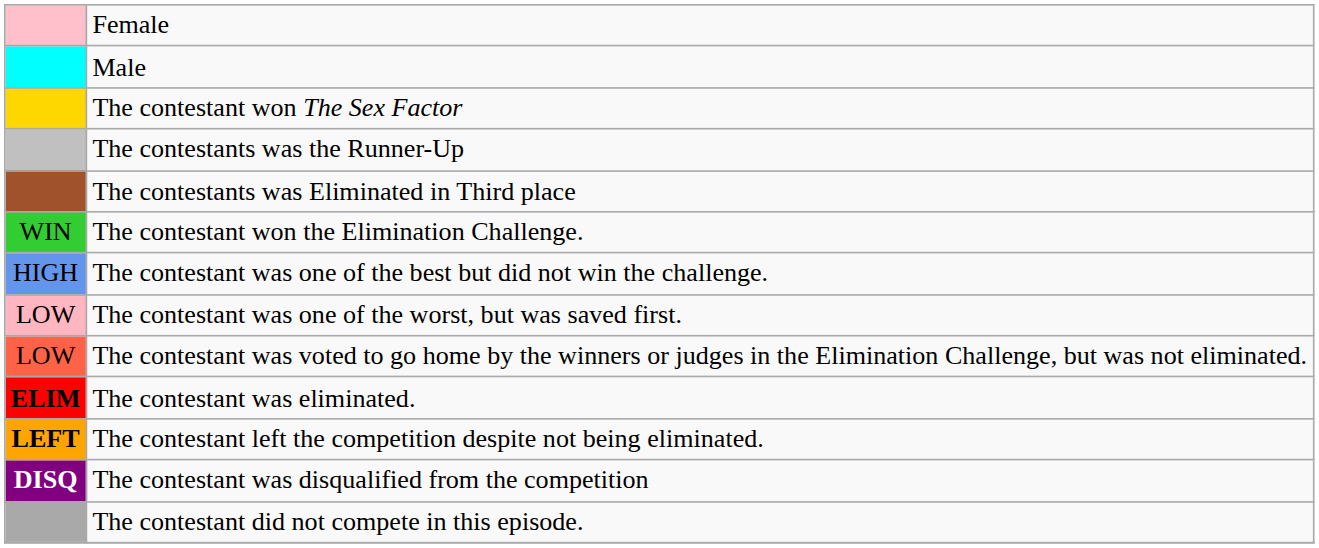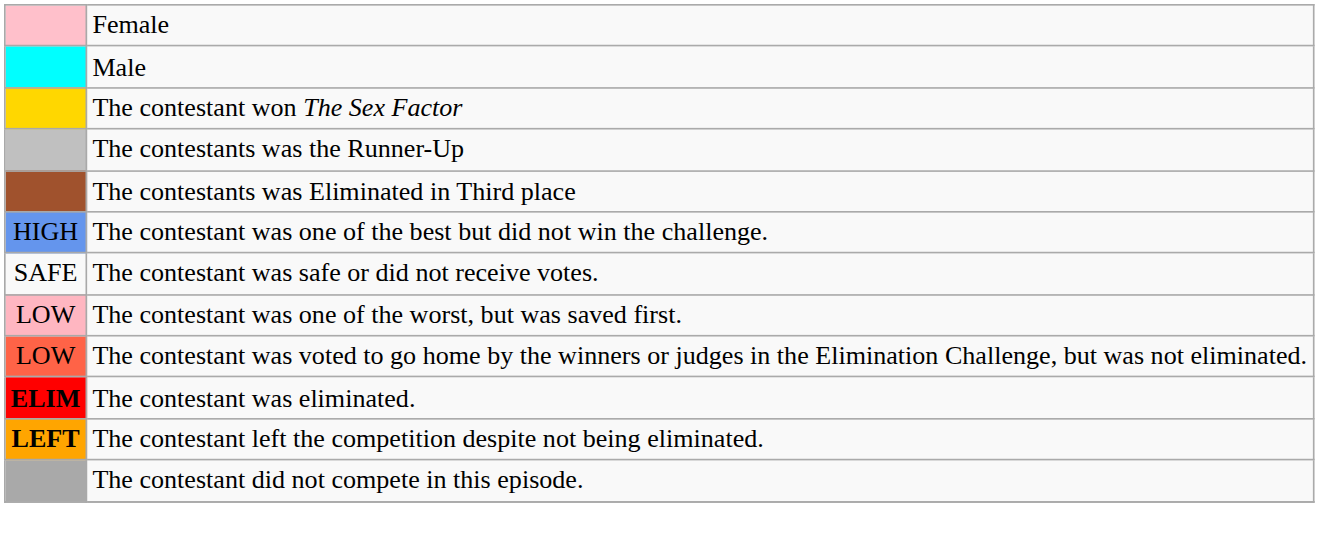- row: (338, 231)
+ row: (346, 273)
- row: (371, 480)
